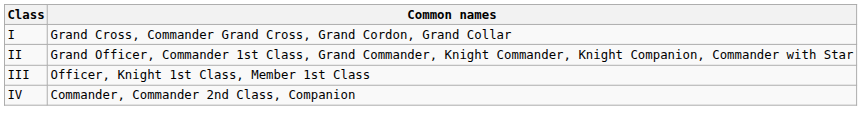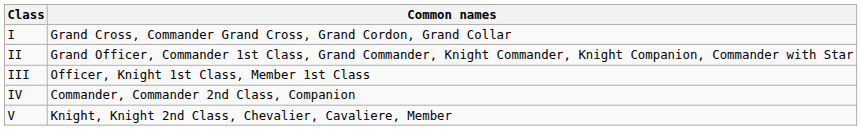+ row: (11, 115)
